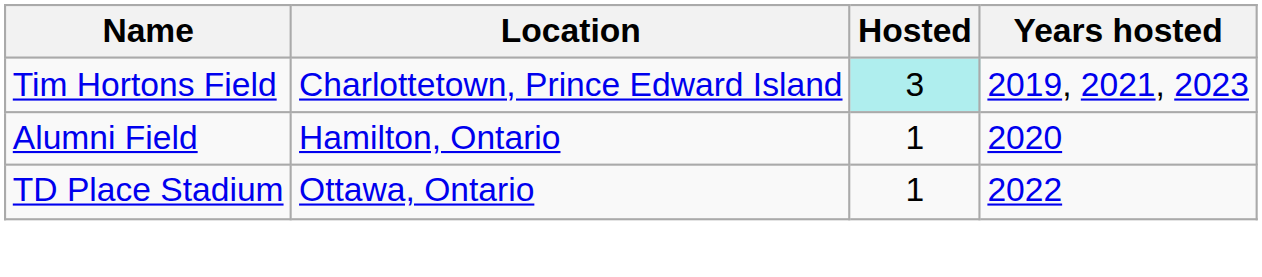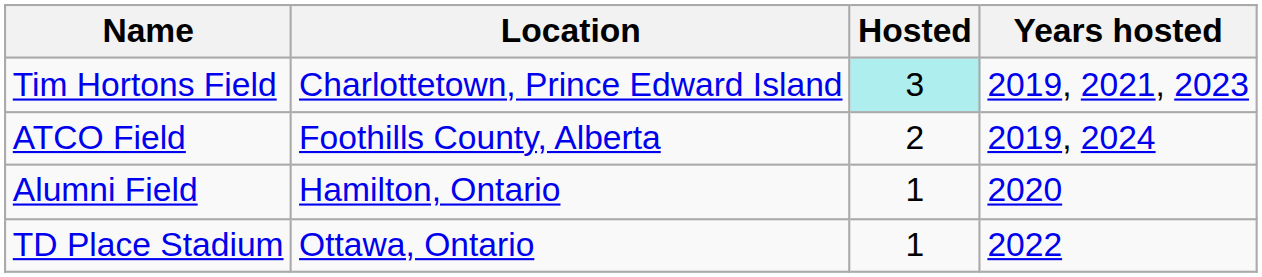+ row: (99, 137)
